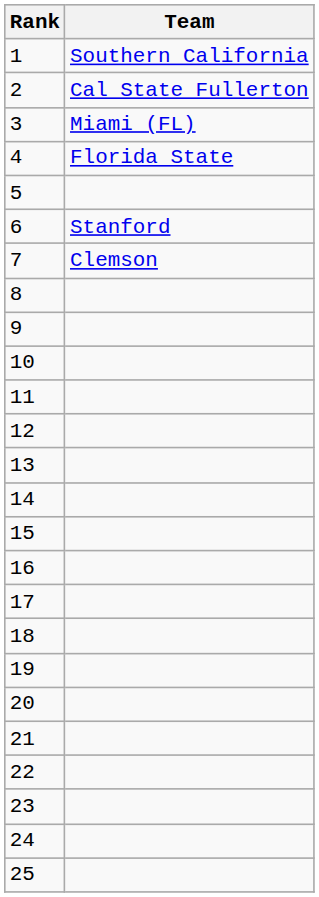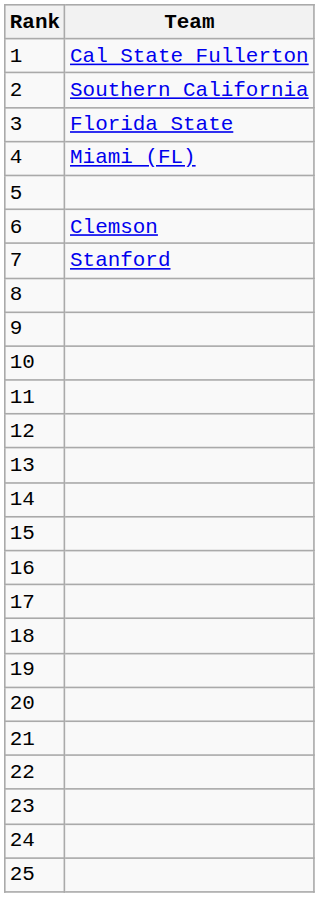(189, 56) Southern California -> (189, 56) Cal State Fullerton
(189, 90) Cal State Fullerton -> (189, 90) Southern California
(133, 124) Miami (FL) -> (152, 124) Florida State
(152, 158) Florida State -> (133, 158) Miami (FL)
(120, 227) Stanford -> (114, 227) Clemson
(114, 261) Clemson -> (120, 261) Stanford
